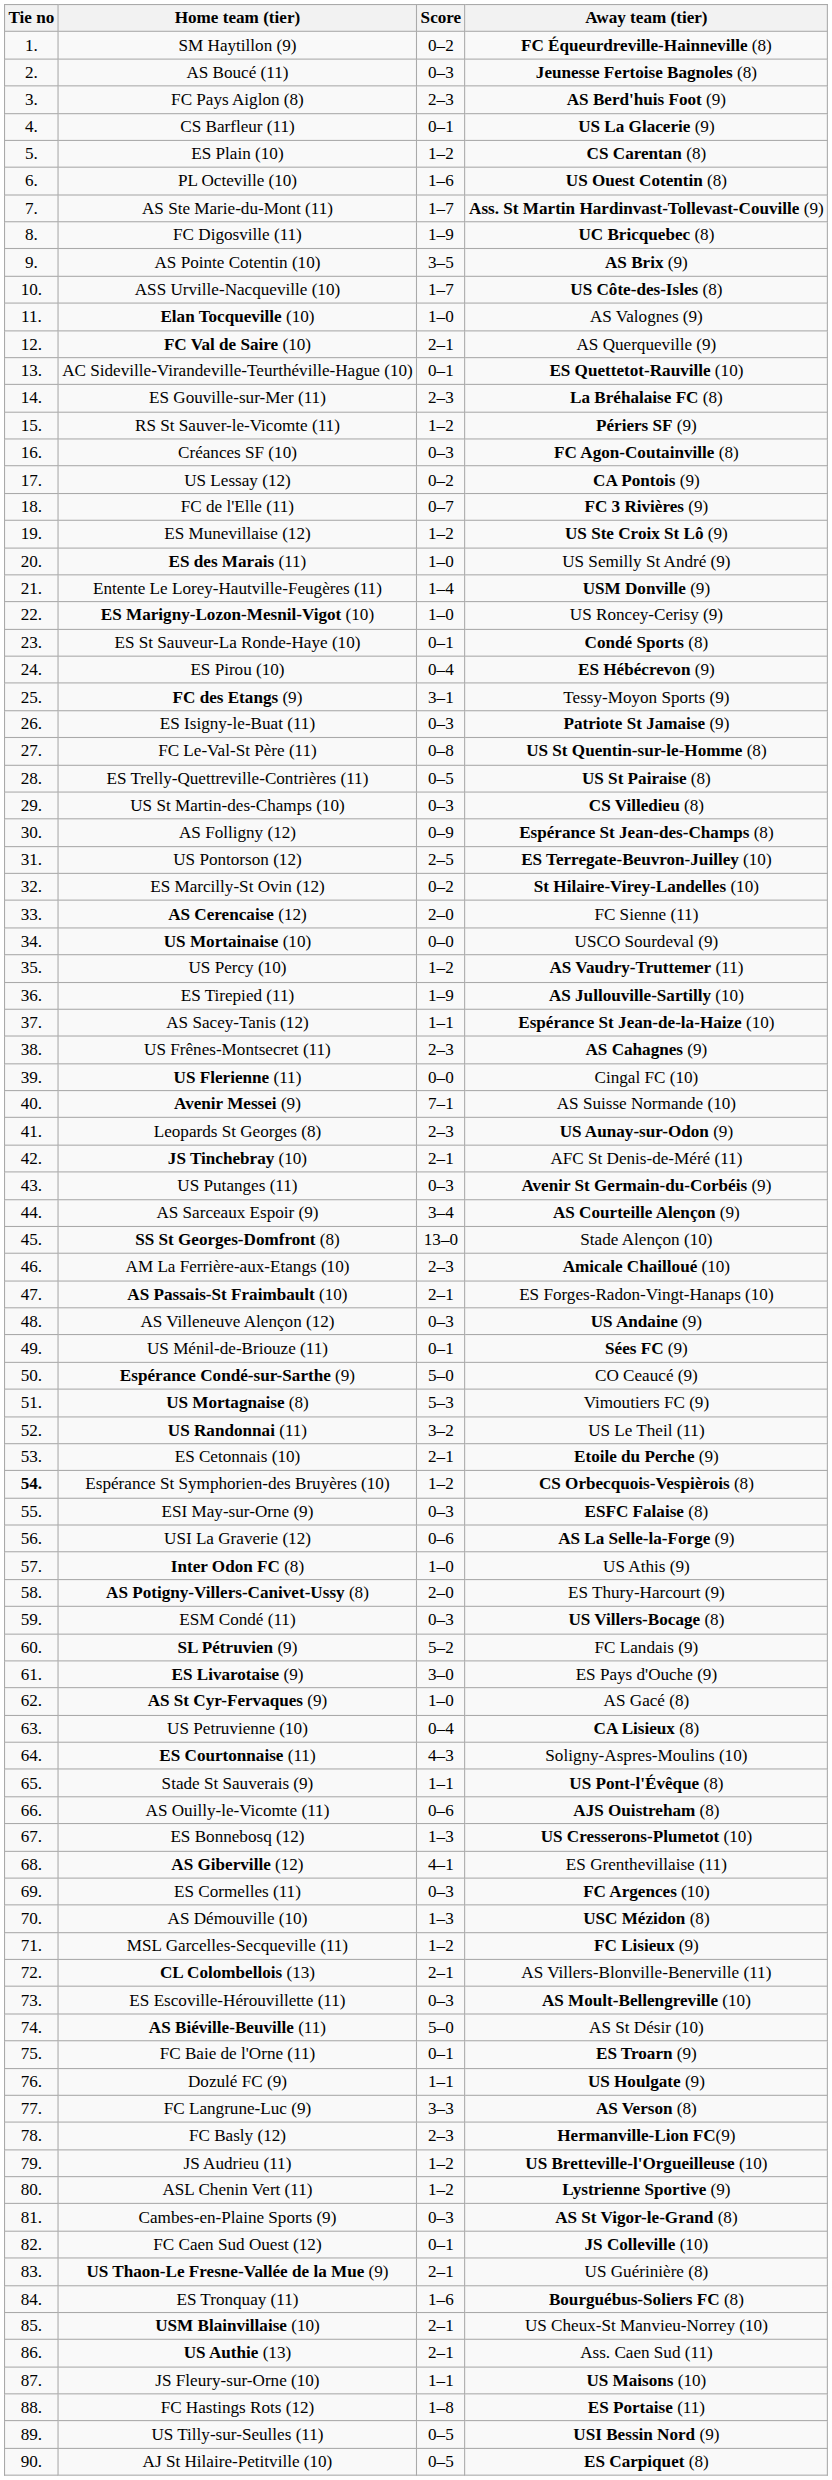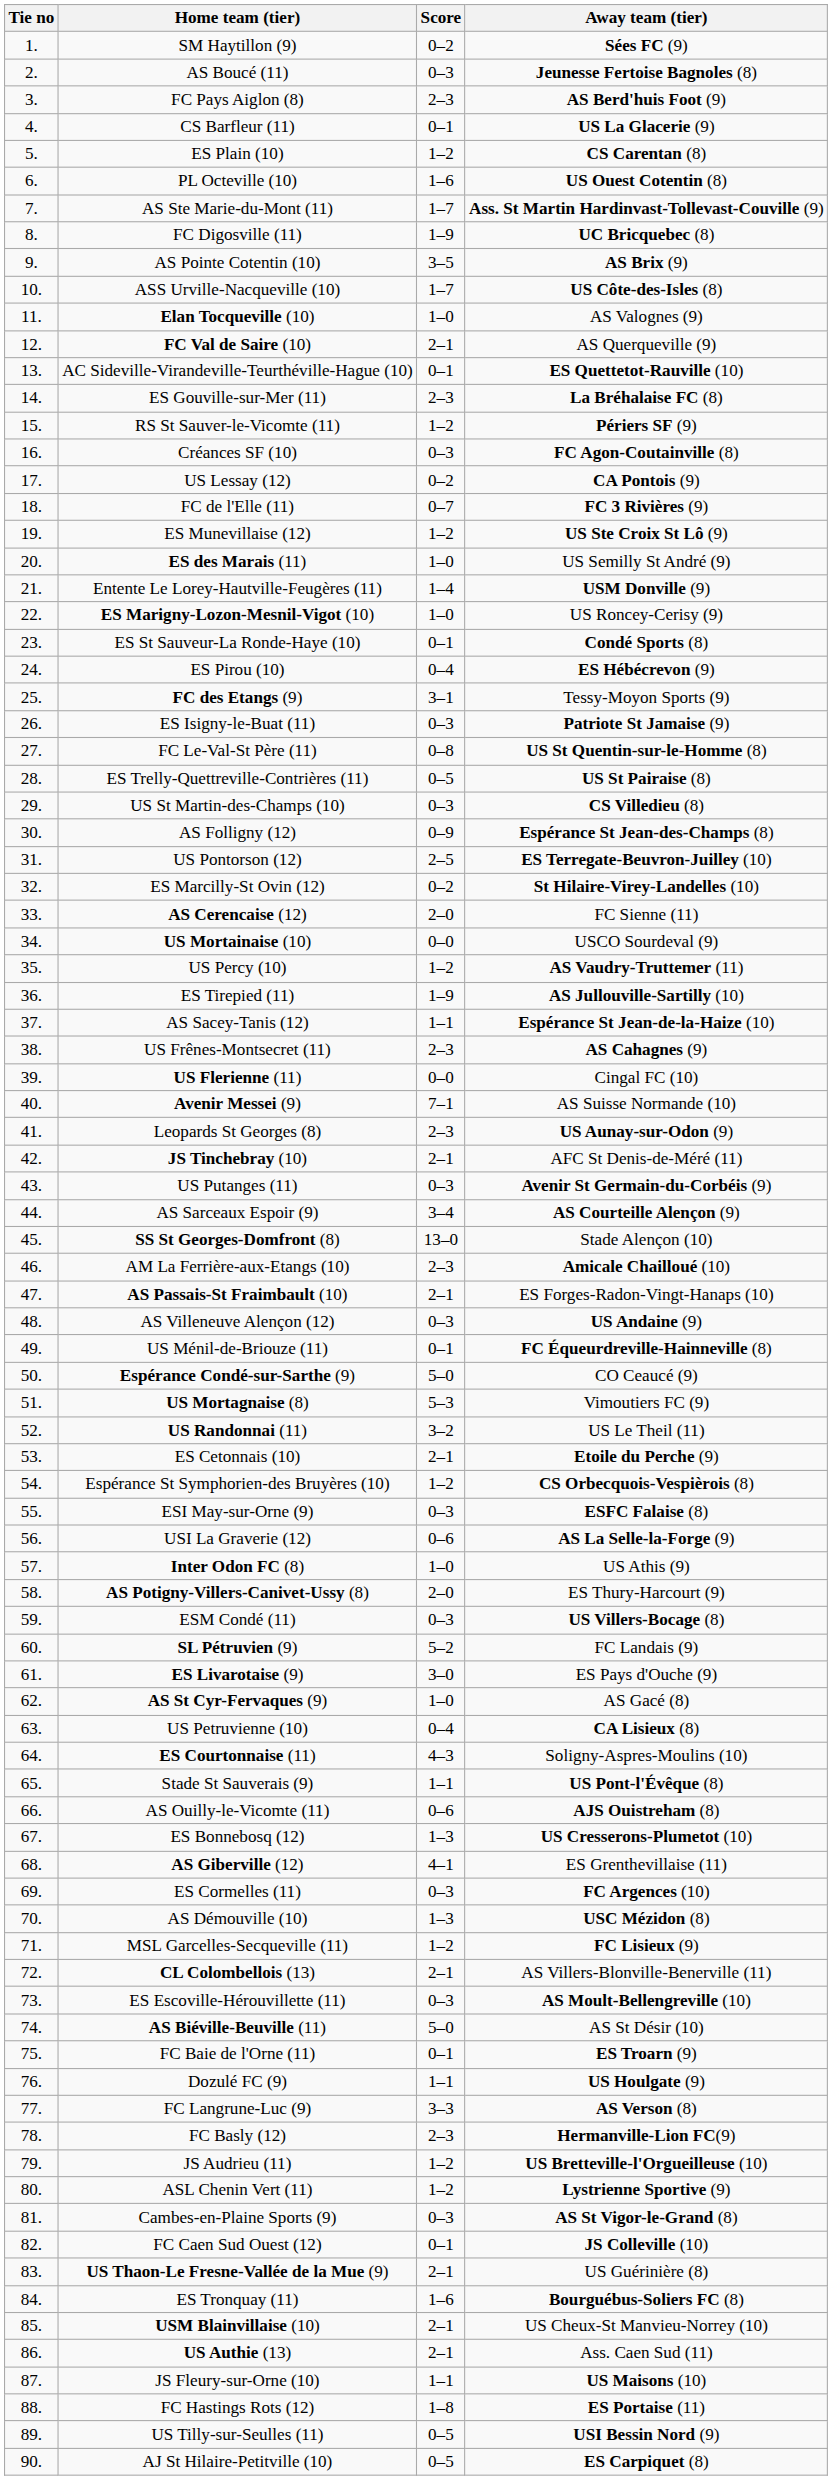(646, 45) FC Équeurdreville-Hainneville (8) -> (646, 45) Sées FC (9)
(646, 1348) Sées FC (9) -> (646, 1348) FC Équeurdreville-Hainneville (8)
(31, 1484) bold -> (31, 1484) normal
